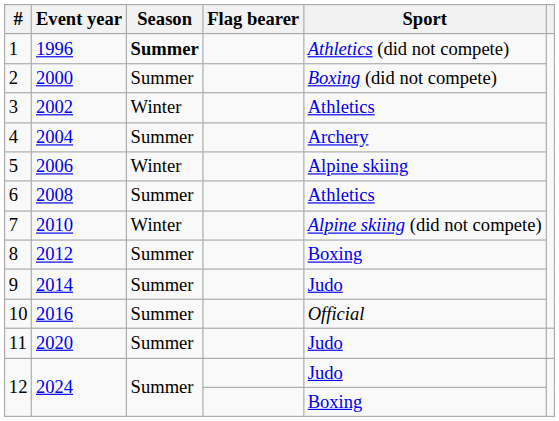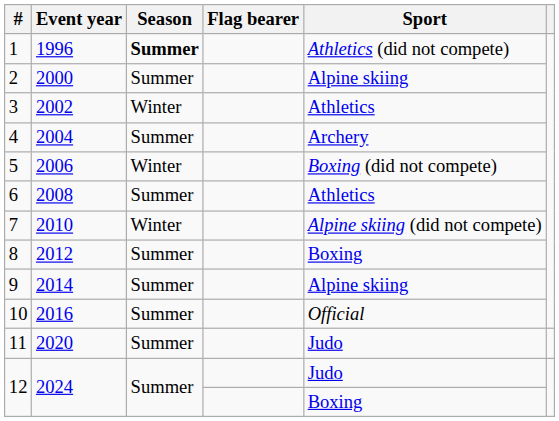(402, 78) Boxing (did not compete) -> (358, 78) Alpine skiing
(358, 166) Alpine skiing -> (402, 166) Boxing (did not compete)
(325, 284) Judo -> (358, 284) Alpine skiing
